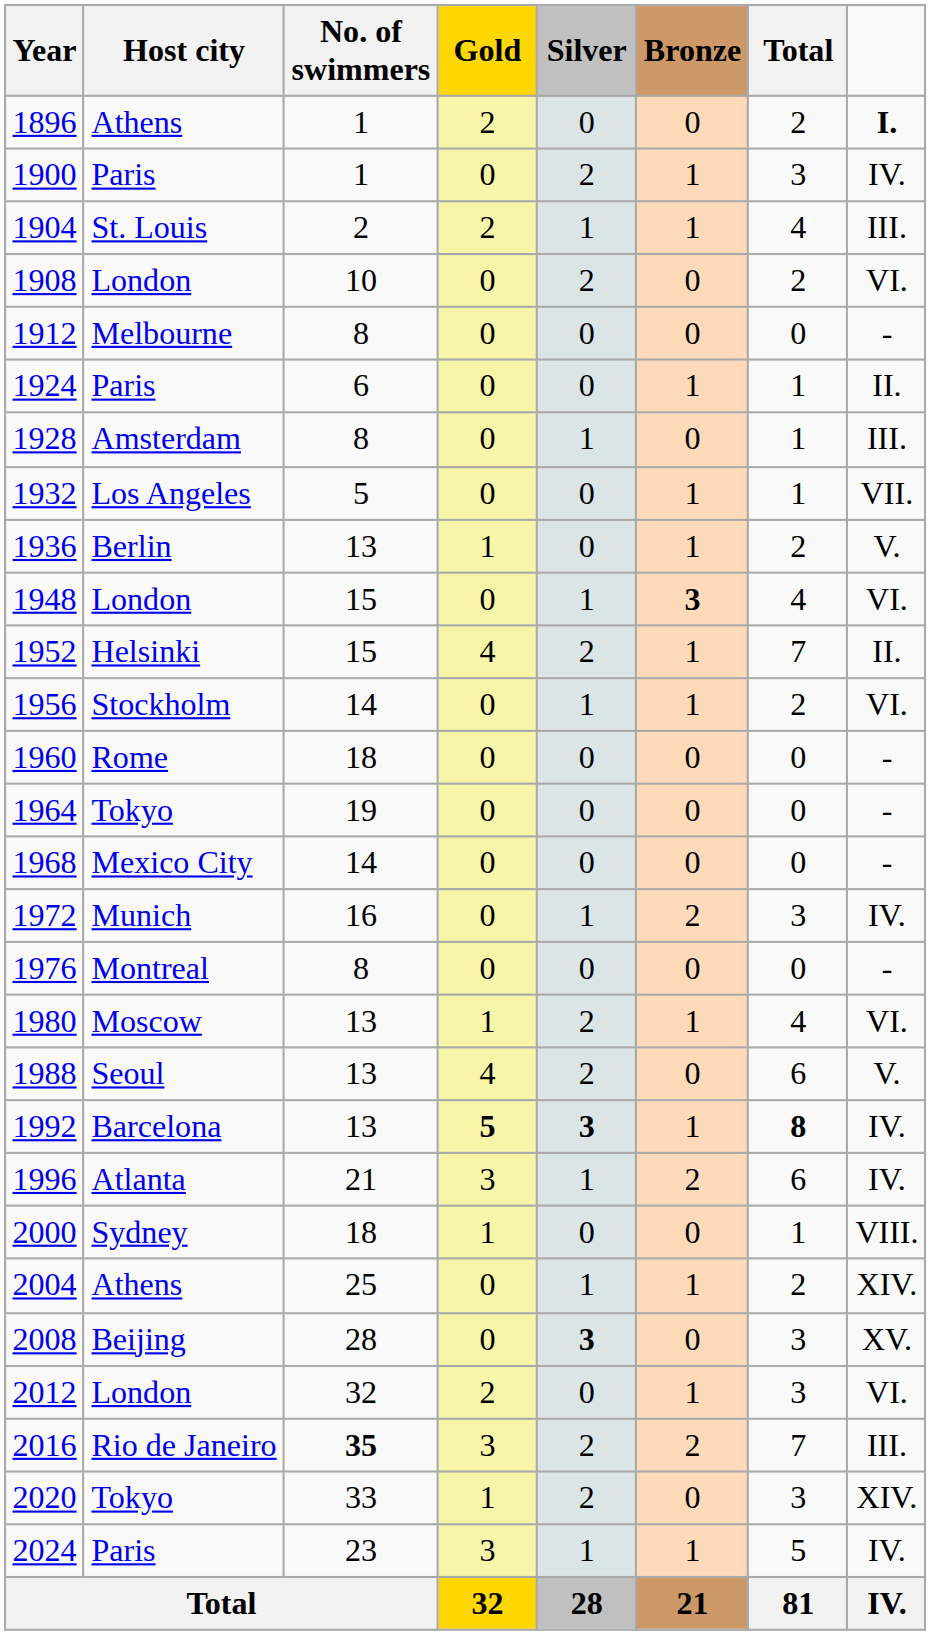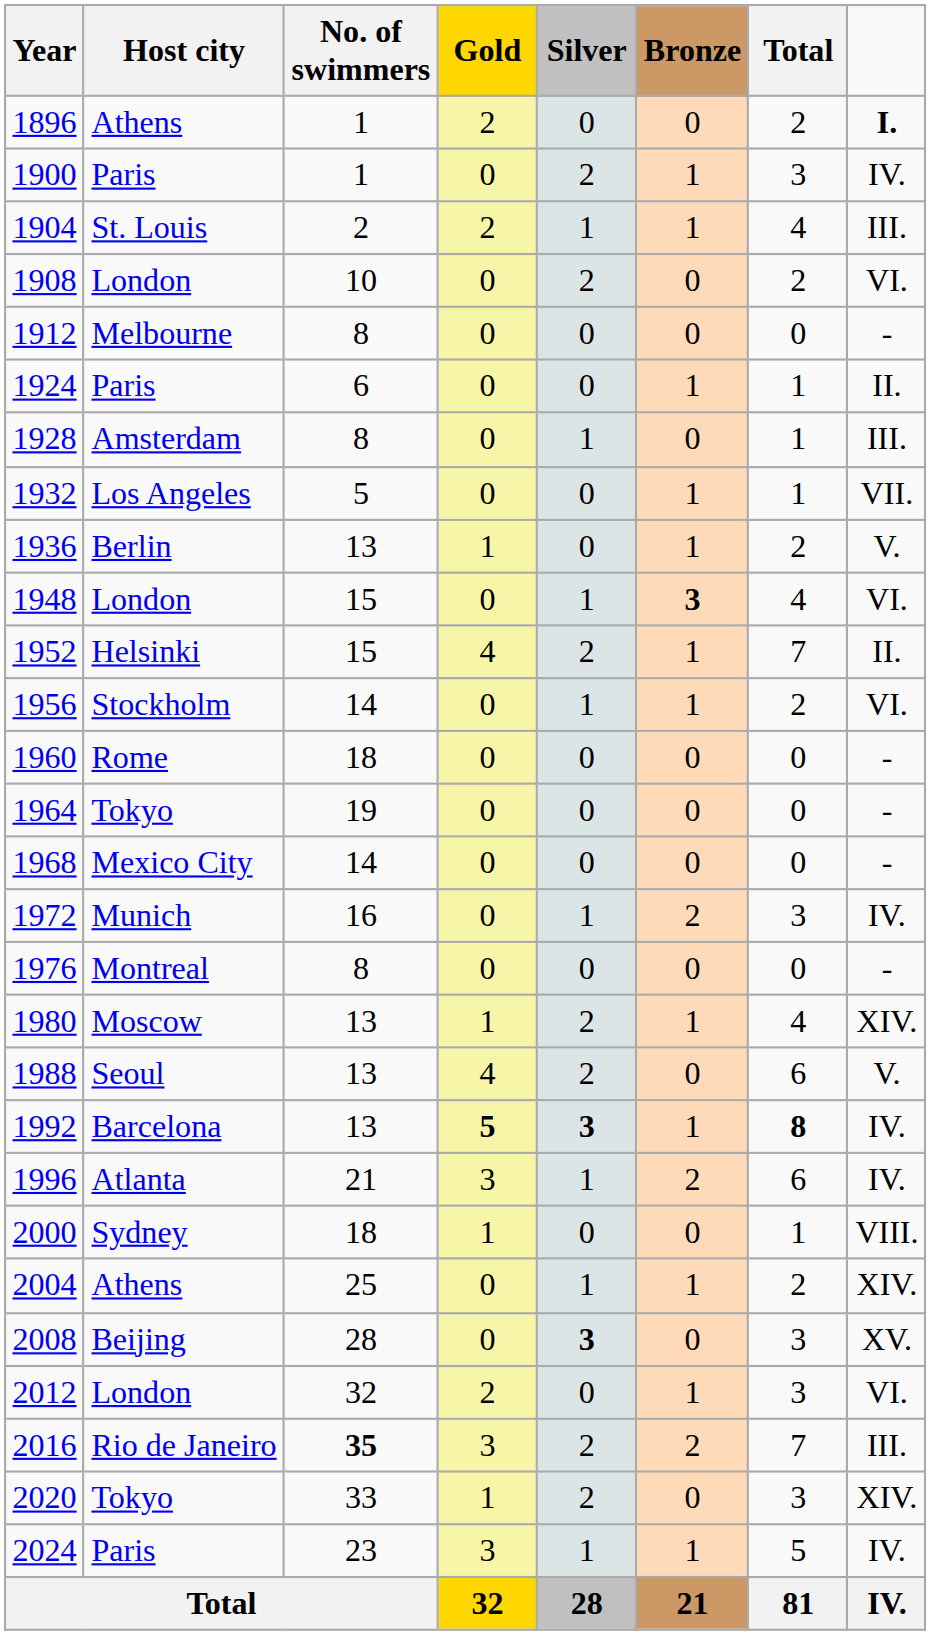(887, 1020) VI. -> (887, 1020) XIV.
